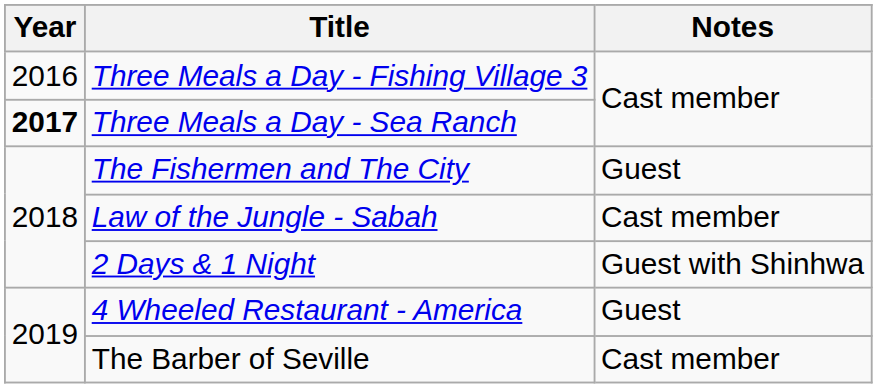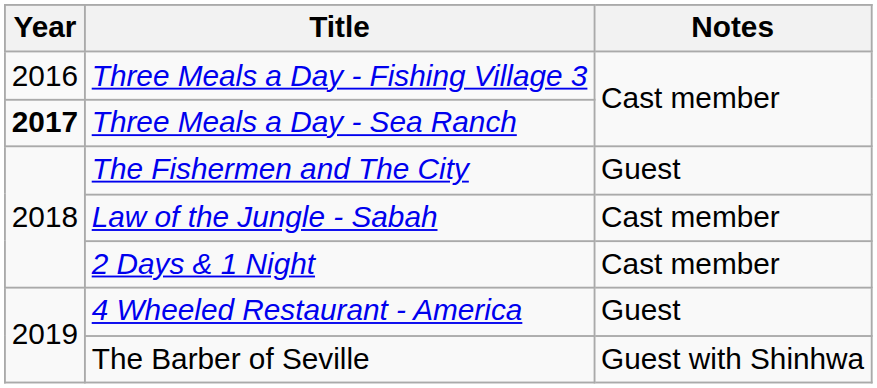(733, 264) Guest with Shinhwa -> (690, 264) Cast member
(690, 358) Cast member -> (733, 358) Guest with Shinhwa
